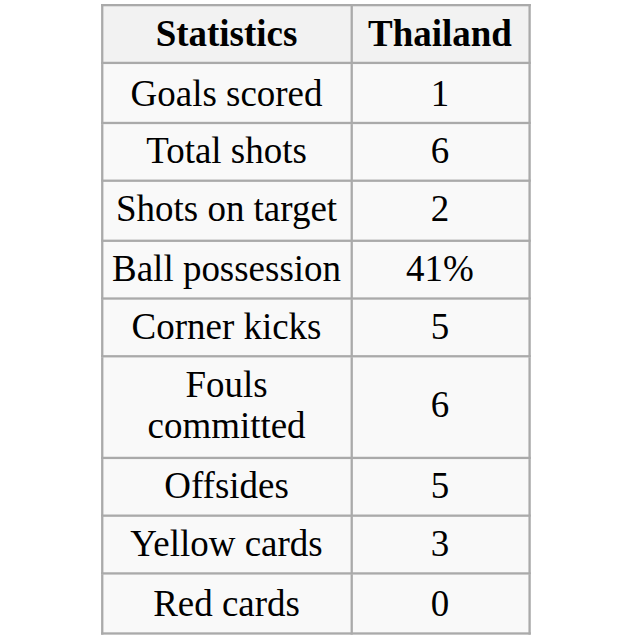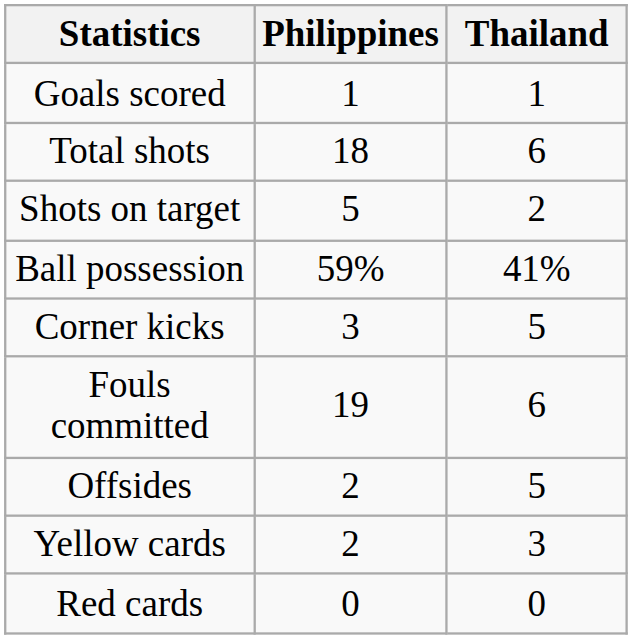+ column: (351, 33)
